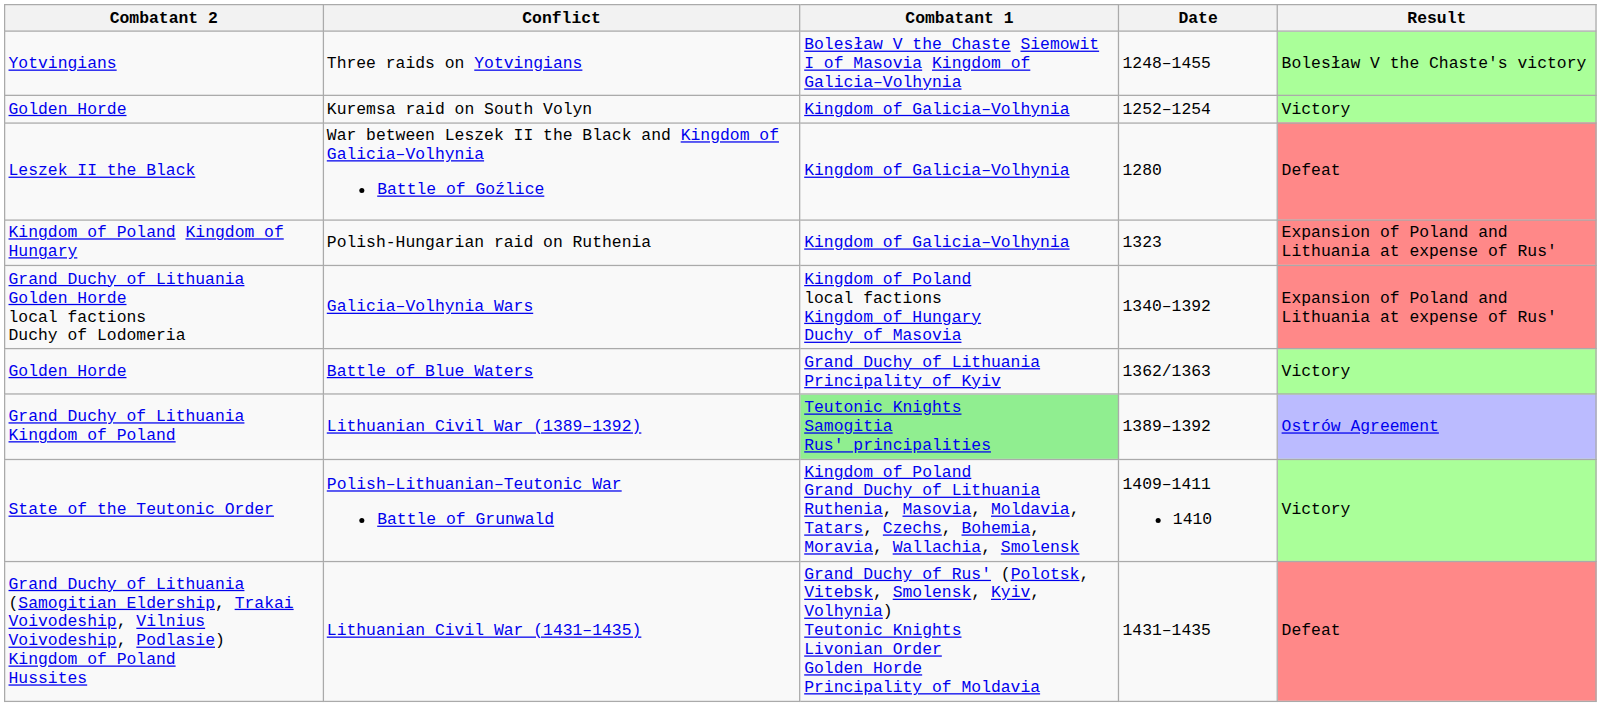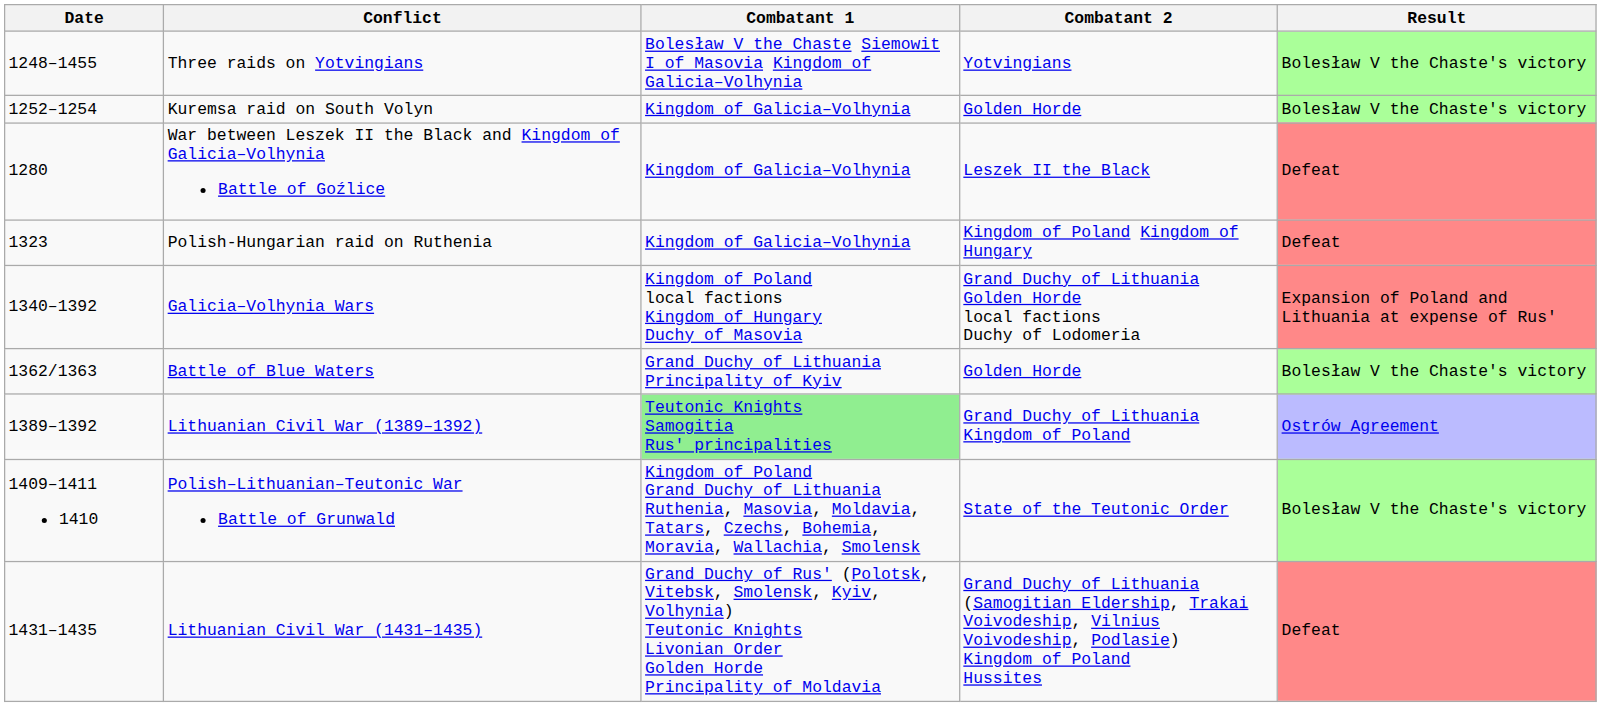columns swapped: (1198, 18) <-> (164, 18)
(1316, 109) Victory -> (1434, 109) Bolesław V the Chaste's victory
(1419, 243) Expansion of Poland and Lithuania at expense of Rus' -> (1311, 243) Defeat
(1316, 372) Victory -> (1434, 372) Bolesław V the Chaste's victory
(1316, 510) Victory -> (1434, 510) Bolesław V the Chaste's victory
